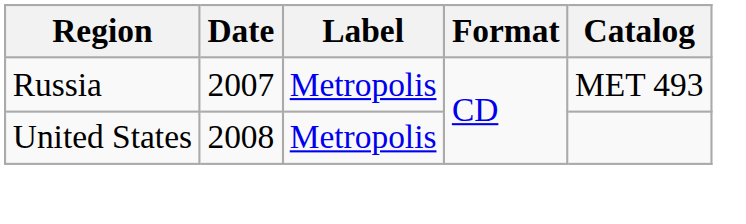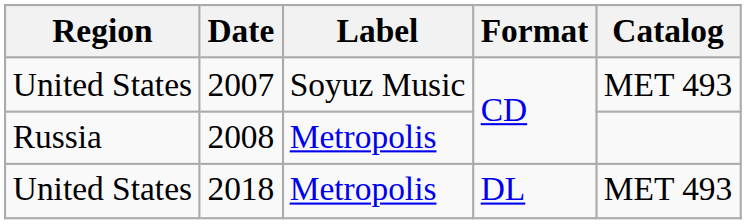(57, 84) Russia -> (102, 84) United States
(363, 84) Metropolis -> (377, 84) Soyuz Music
(102, 137) United States -> (57, 137) Russia
+ row: (241, 190)
